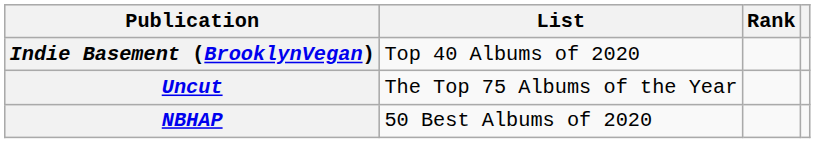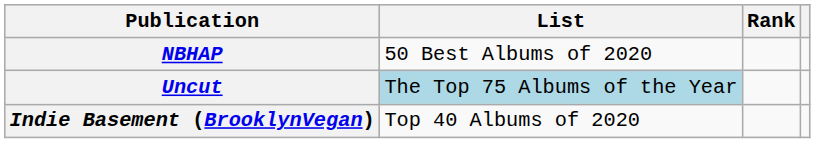rows swapped: (192, 120) <-> (192, 54)
(561, 87) no background -> (561, 87) lightblue background
